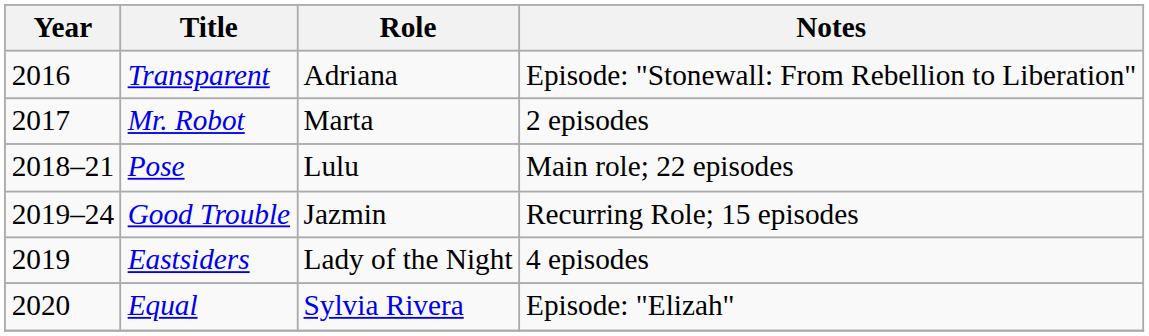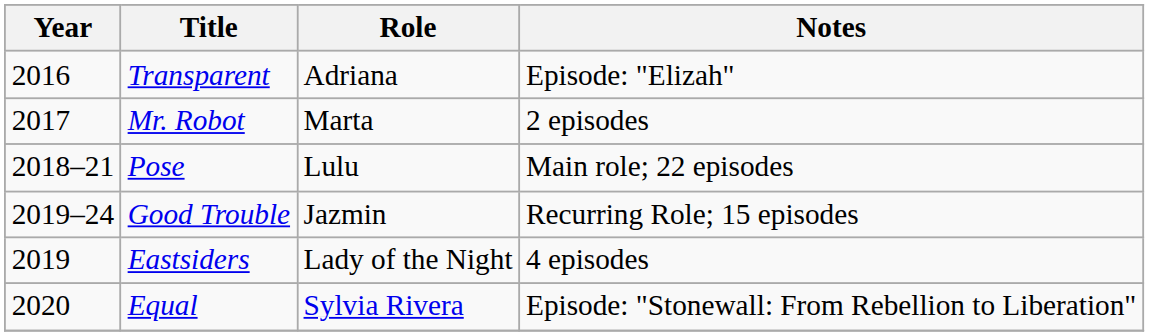(831, 74) Episode: "Stonewall: From Rebellion to Liberation" -> (630, 74) Episode: "Elizah"
(630, 306) Episode: "Elizah" -> (831, 306) Episode: "Stonewall: From Rebellion to Liberation"
